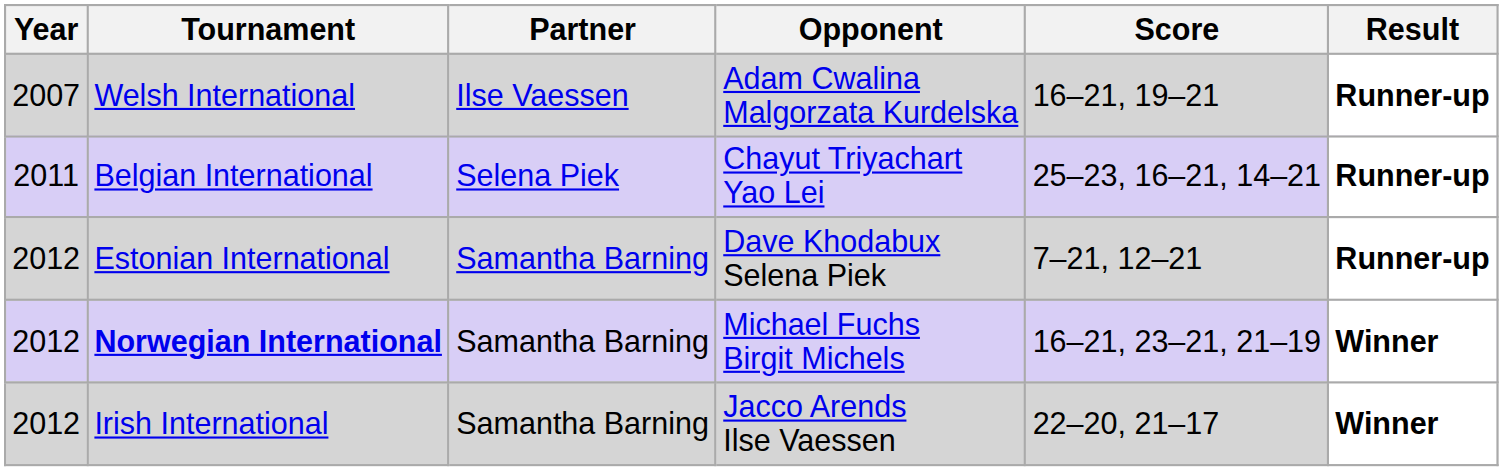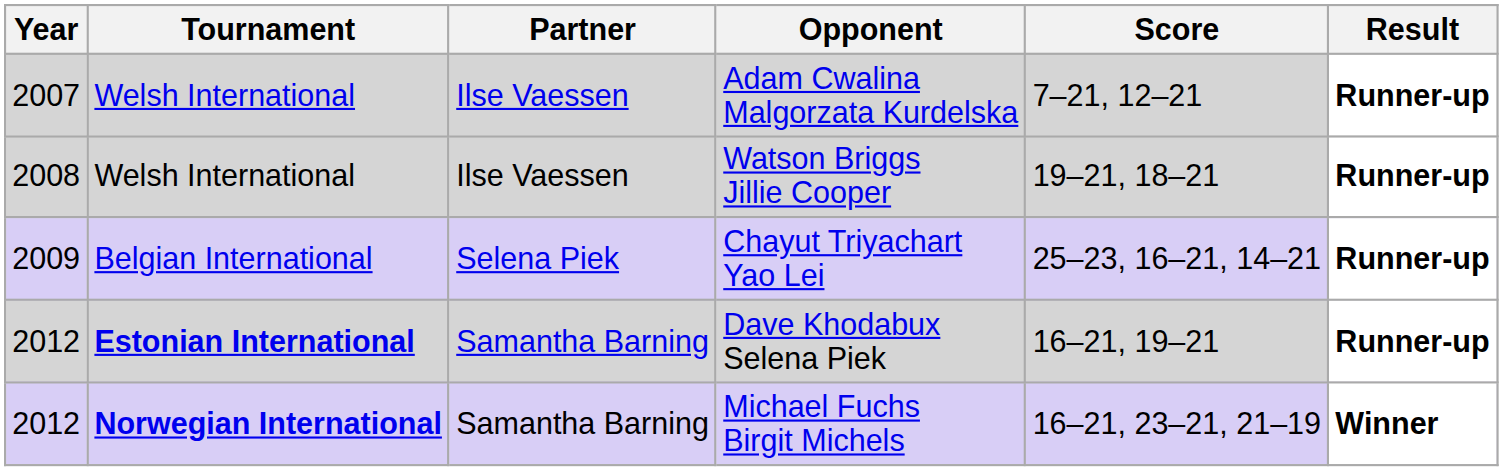(1126, 95) 16–21, 19–21 -> (1117, 95) 7–21, 12–21
+ row: (822, 177)
(46, 177) 2011 -> (46, 259) 2009
(242, 259) normal -> (255, 341) bold
(1117, 259) 7–21, 12–21 -> (1126, 341) 16–21, 19–21
- row: (815, 423)
